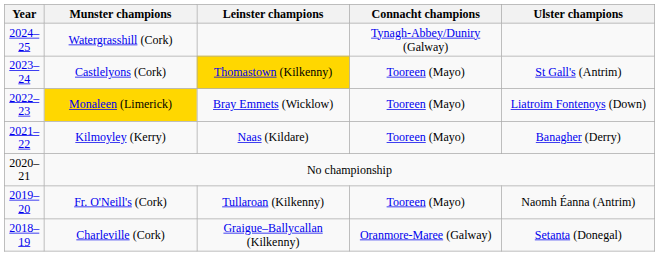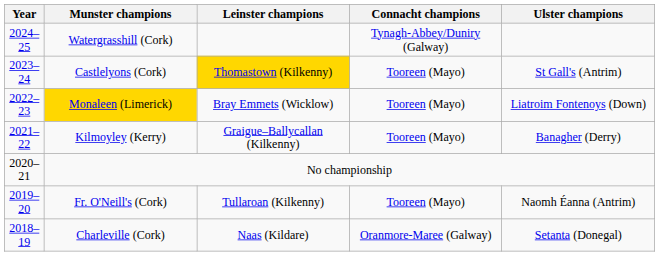(273, 137) Naas (Kildare) -> (273, 137) Graigue–Ballycallan (Kilkenny)
(273, 234) Graigue–Ballycallan (Kilkenny) -> (273, 234) Naas (Kildare)
